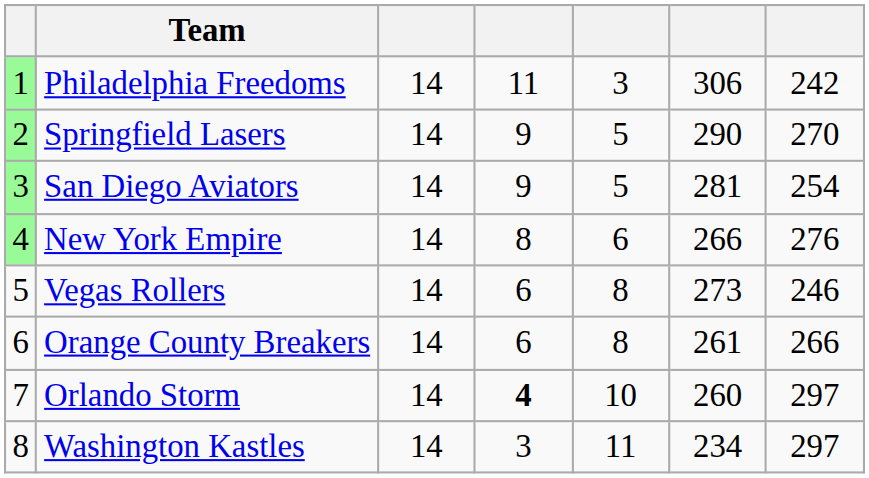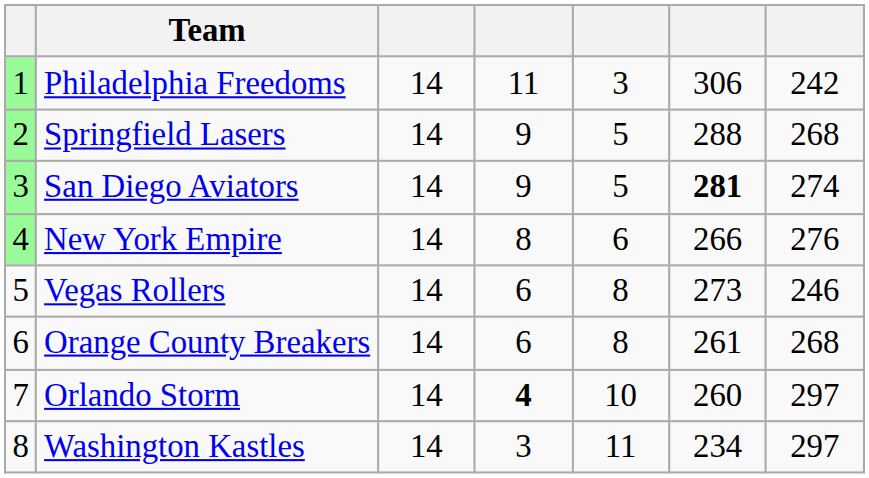(718, 134) 290 -> (718, 134) 288
(815, 134) 270 -> (815, 134) 268
(718, 186) normal -> (718, 186) bold
(815, 186) 254 -> (815, 186) 274
(815, 342) 266 -> (815, 342) 268
